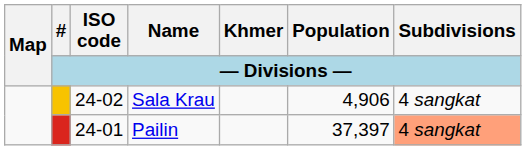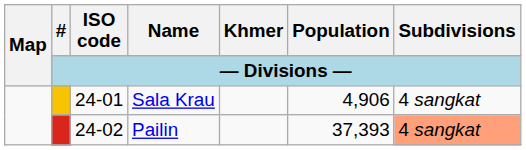(99, 101) 24-02 -> (99, 101) 24-01
(99, 130) 24-01 -> (99, 130) 24-02
(361, 130) 37,397 -> (361, 130) 37,393
